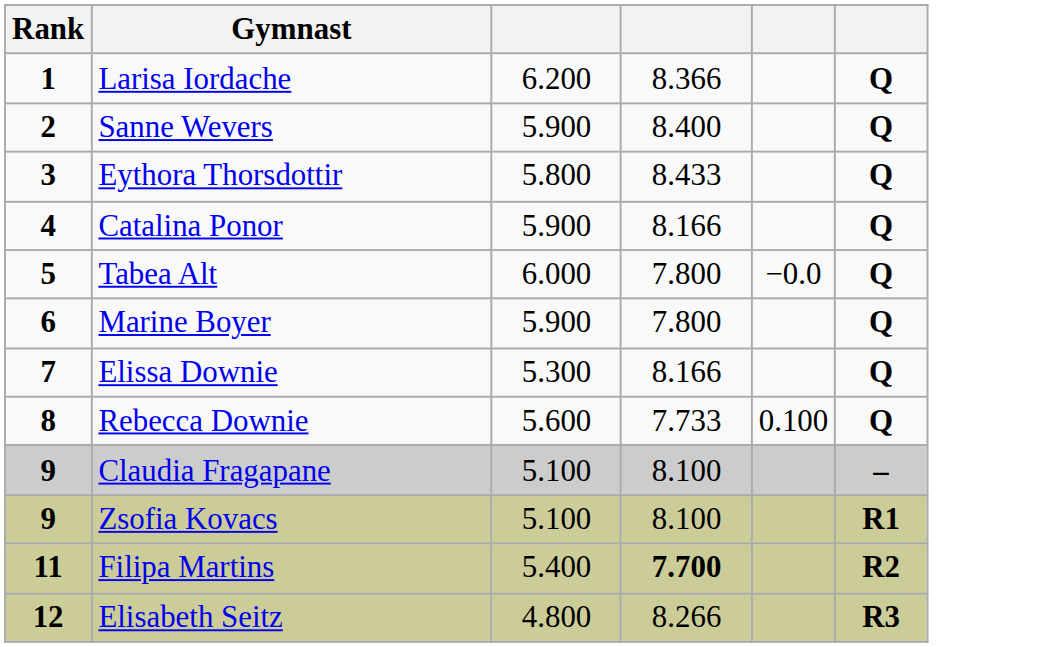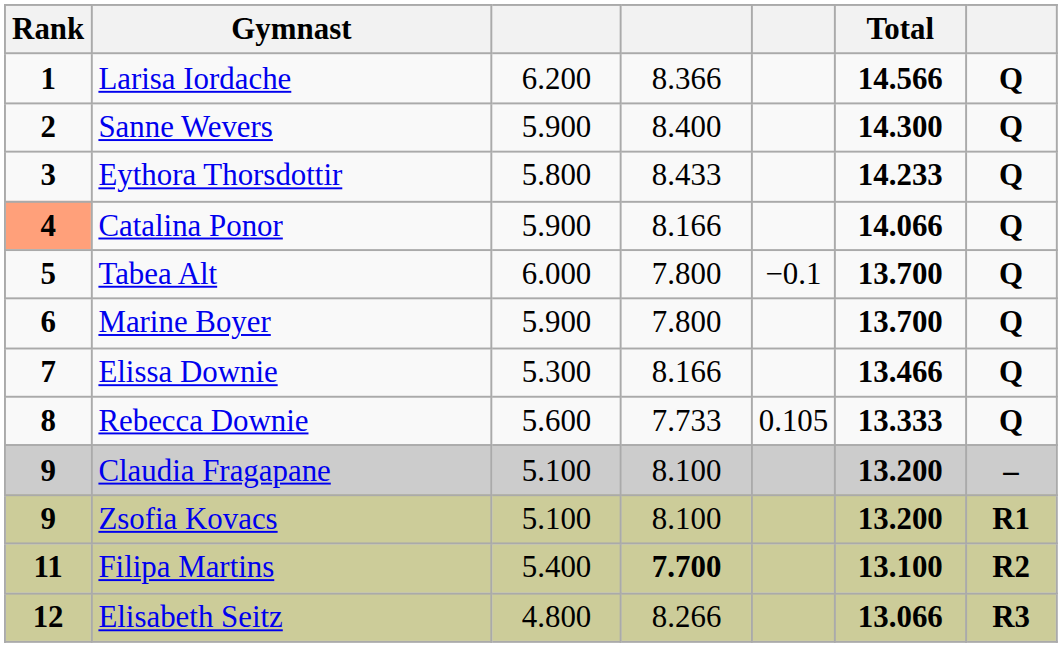+ column: (900, 28)
(48, 224) no background -> (48, 224) lightsalmon background
(793, 273) −0.0 -> (793, 273) −0.1
(793, 420) 0.100 -> (793, 420) 0.105
